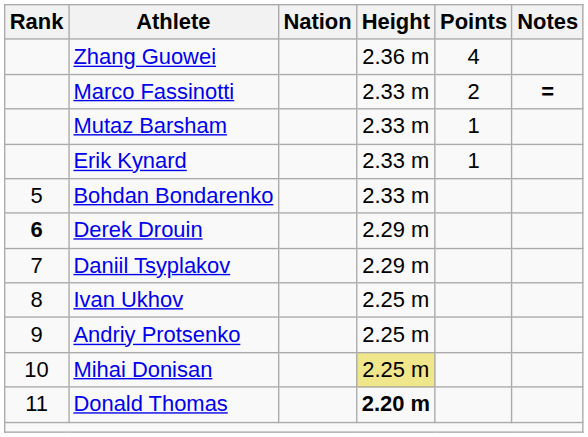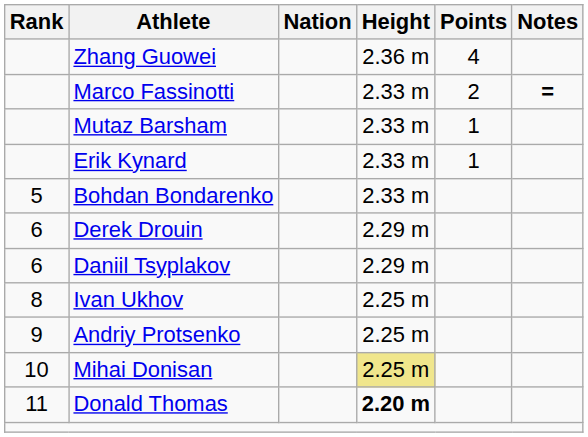(37, 230) bold -> (37, 230) normal
(37, 265) 7 -> (37, 265) 6
